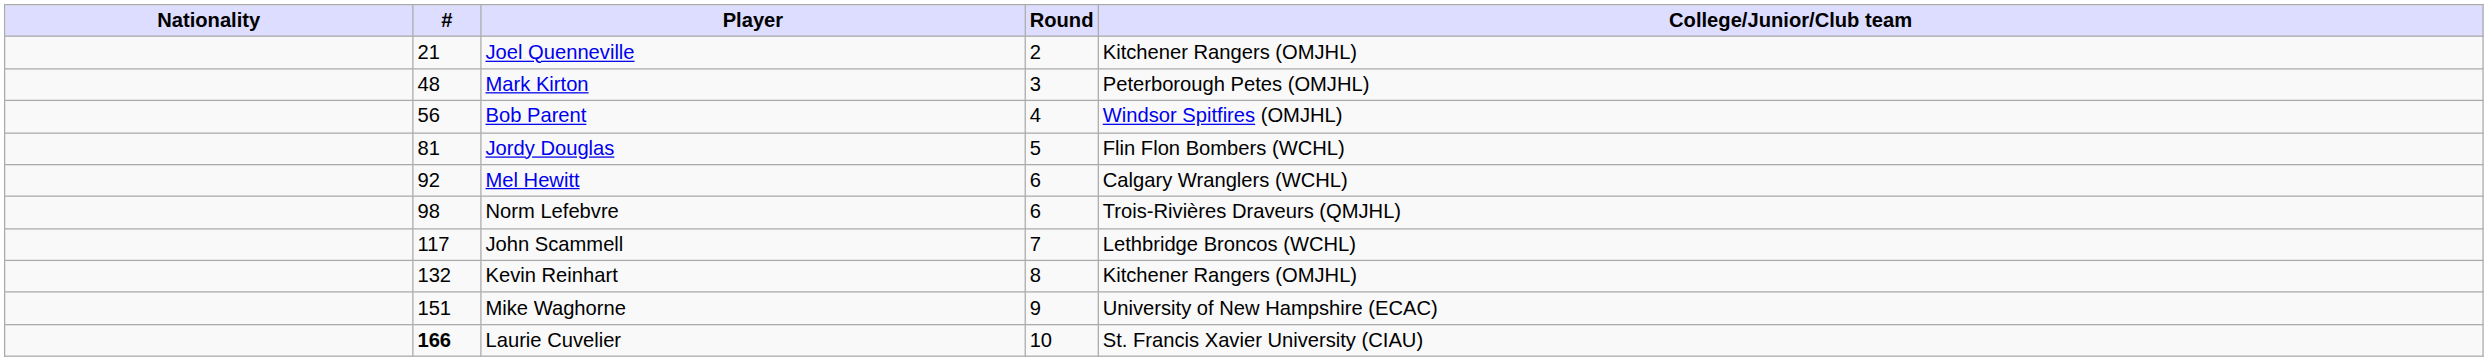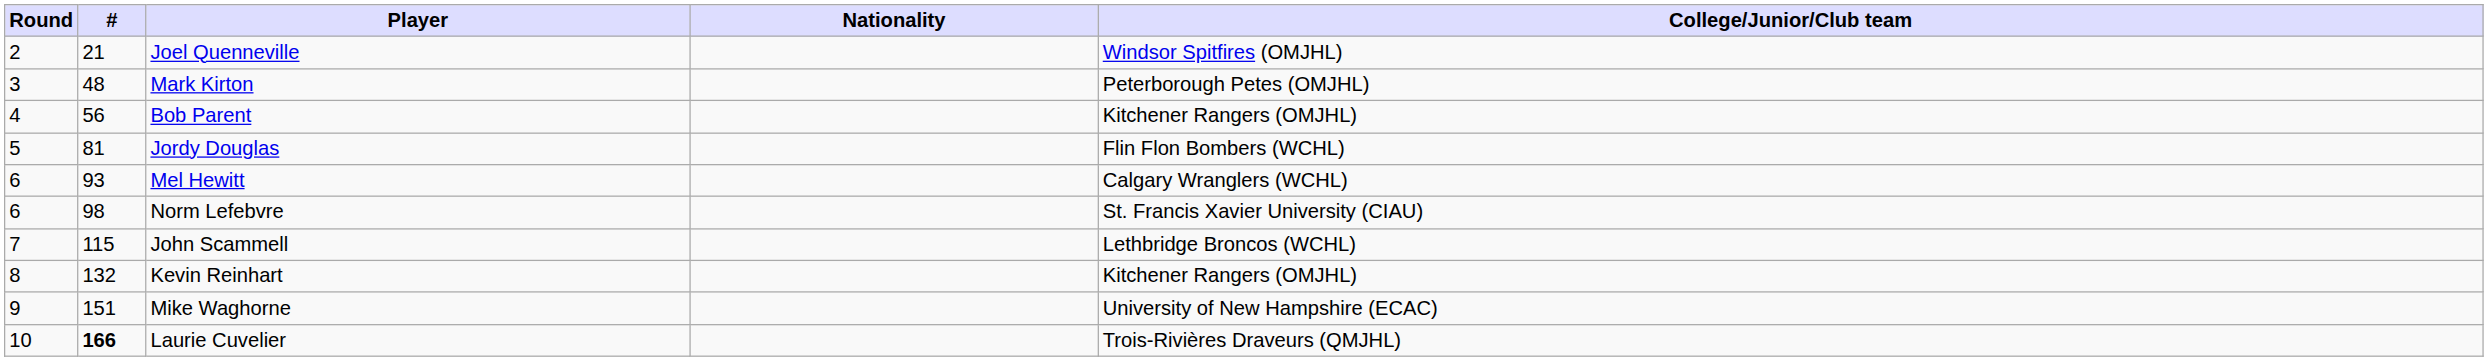columns swapped: (1062, 20) <-> (209, 20)
(1230, 52) Kitchener Rangers (OMJHL) -> (1223, 52) Windsor Spitfires (OMJHL)
(1223, 116) Windsor Spitfires (OMJHL) -> (1230, 116) Kitchener Rangers (OMJHL)
(429, 180) 92 -> (94, 180) 93
(1252, 212) Trois-Rivières Draveurs (QMJHL) -> (1263, 212) St. Francis Xavier University (CIAU)
(434, 244) 117 -> (98, 244) 115
(1263, 340) St. Francis Xavier University (CIAU) -> (1252, 340) Trois-Rivières Draveurs (QMJHL)
